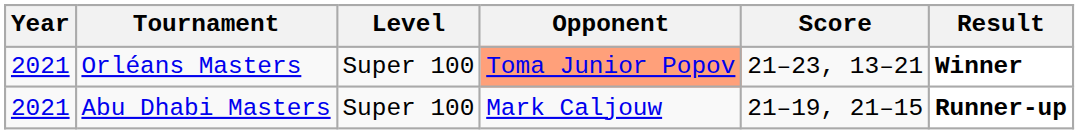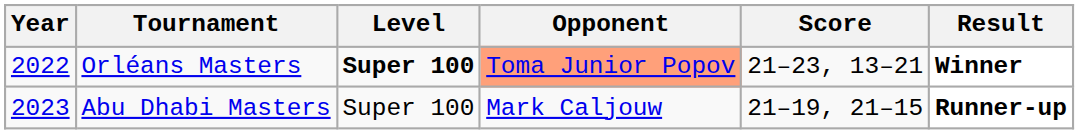(40, 66) 2021 -> (40, 66) 2022
(408, 66) normal -> (408, 66) bold
(40, 107) 2021 -> (40, 107) 2023
